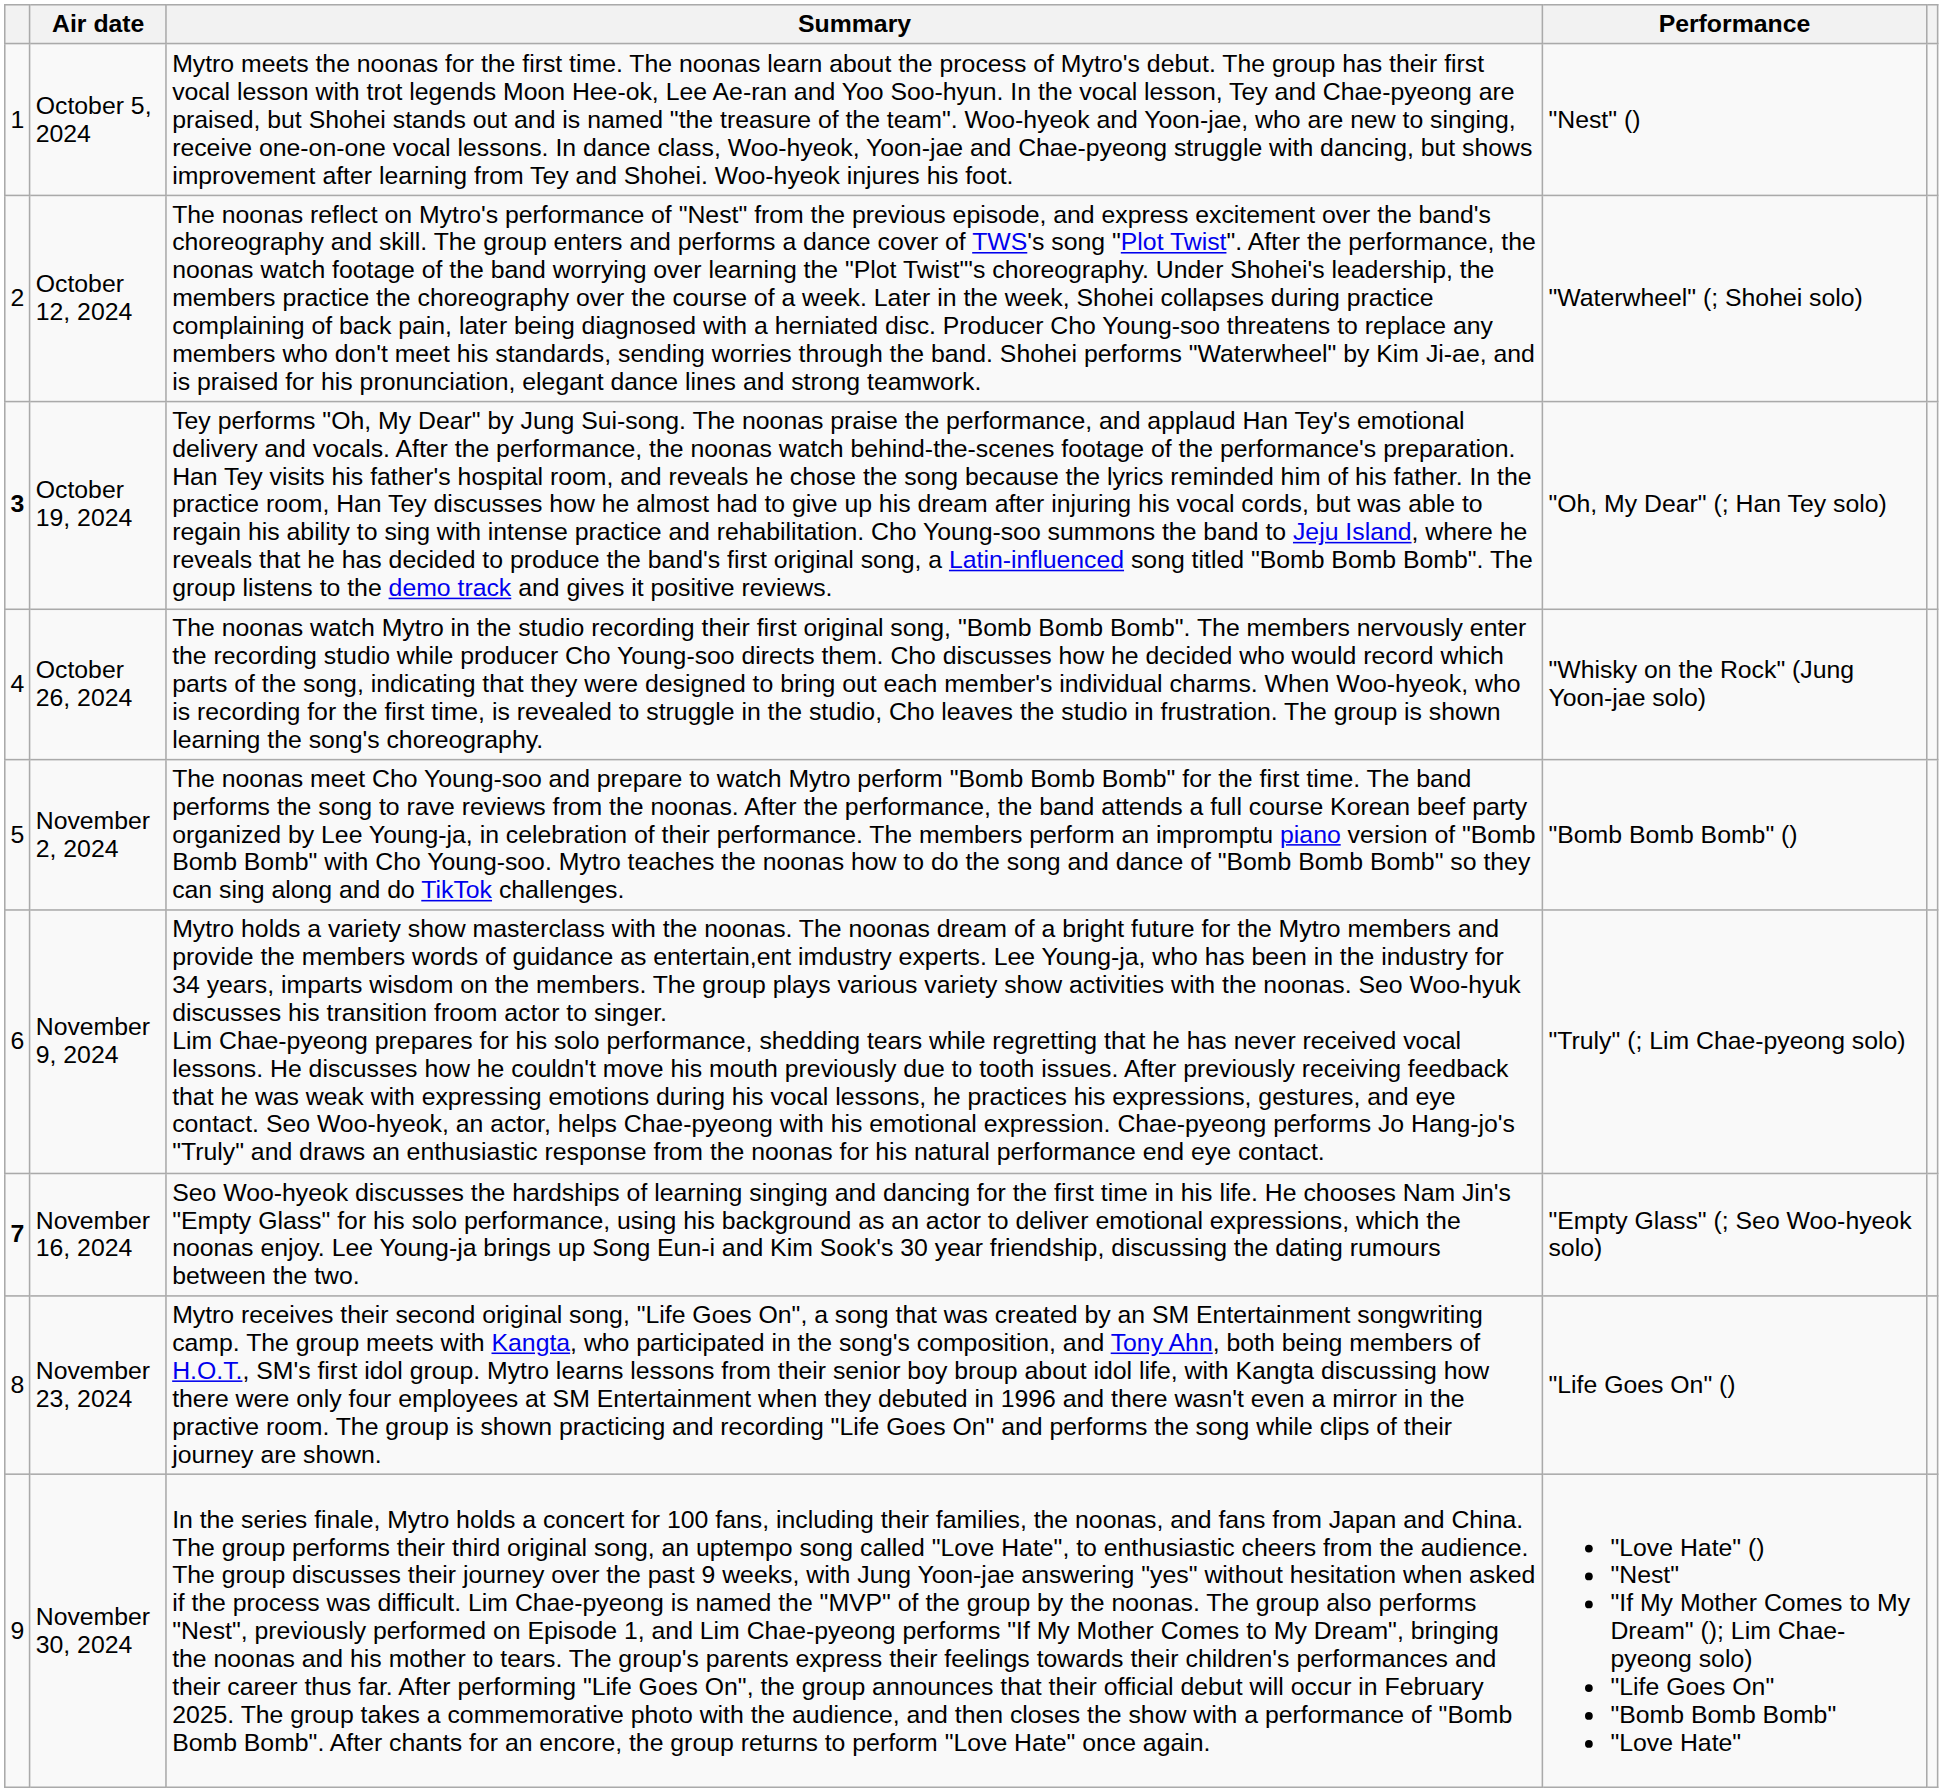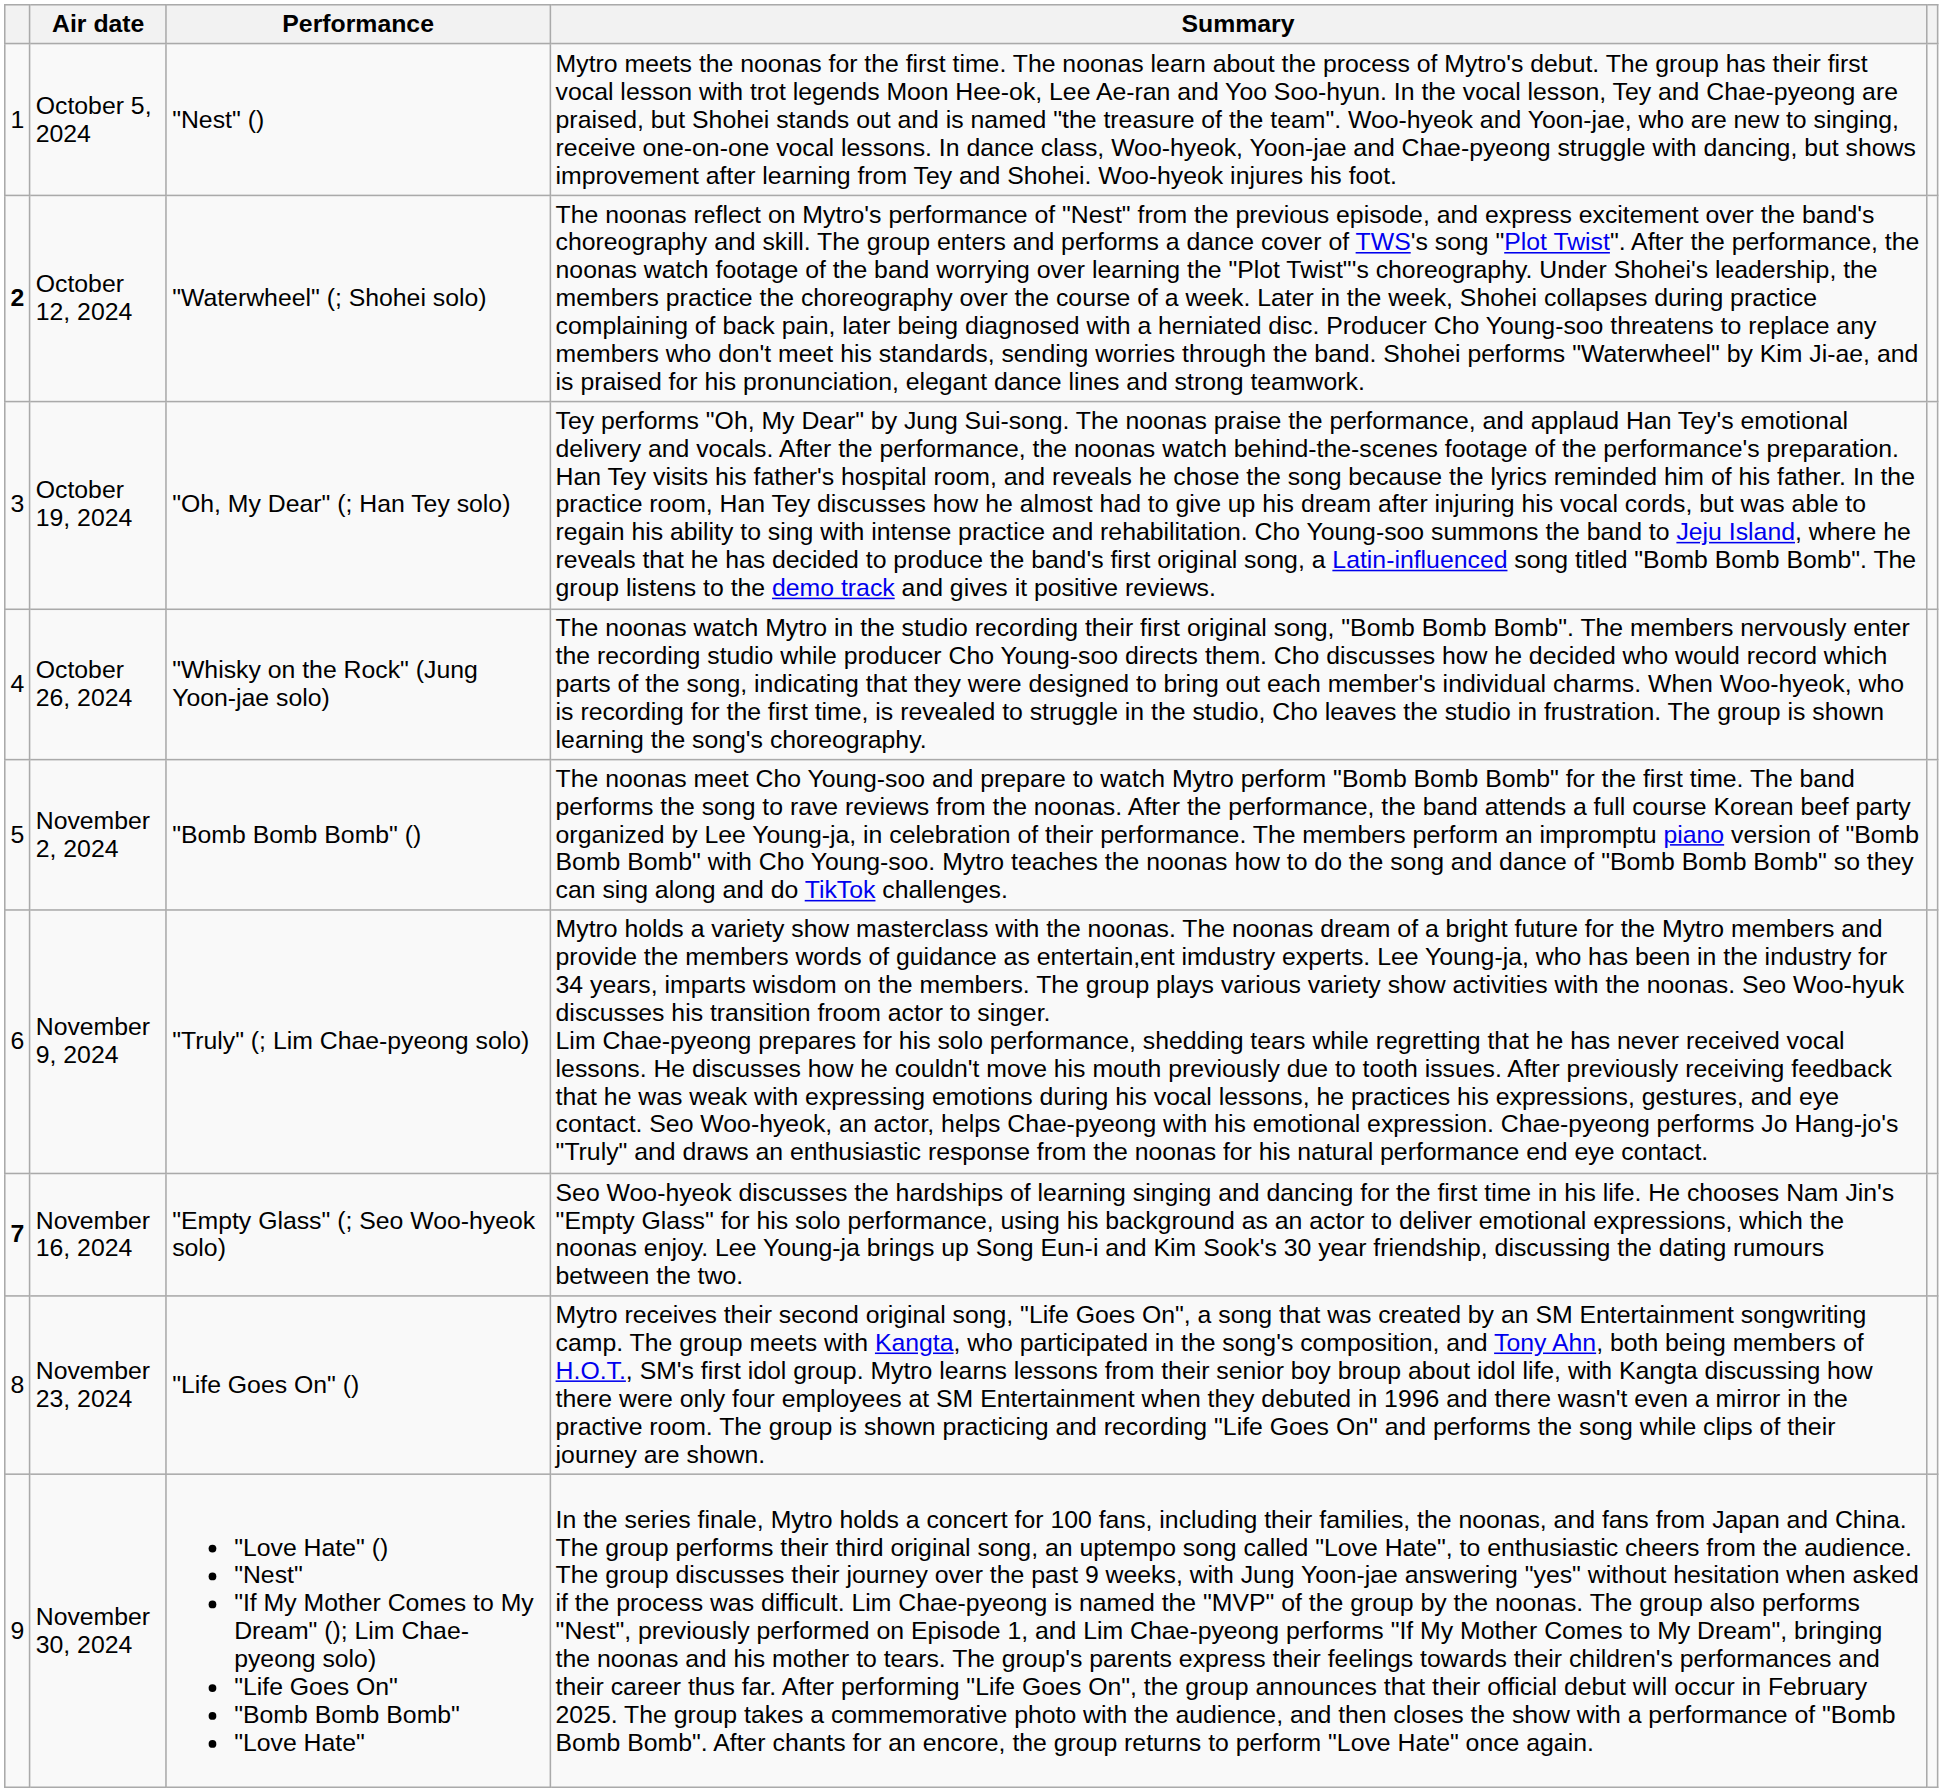columns swapped: (855, 24) <-> (1734, 24)
(17, 298) normal -> (17, 298) bold
(17, 504) bold -> (17, 504) normal
